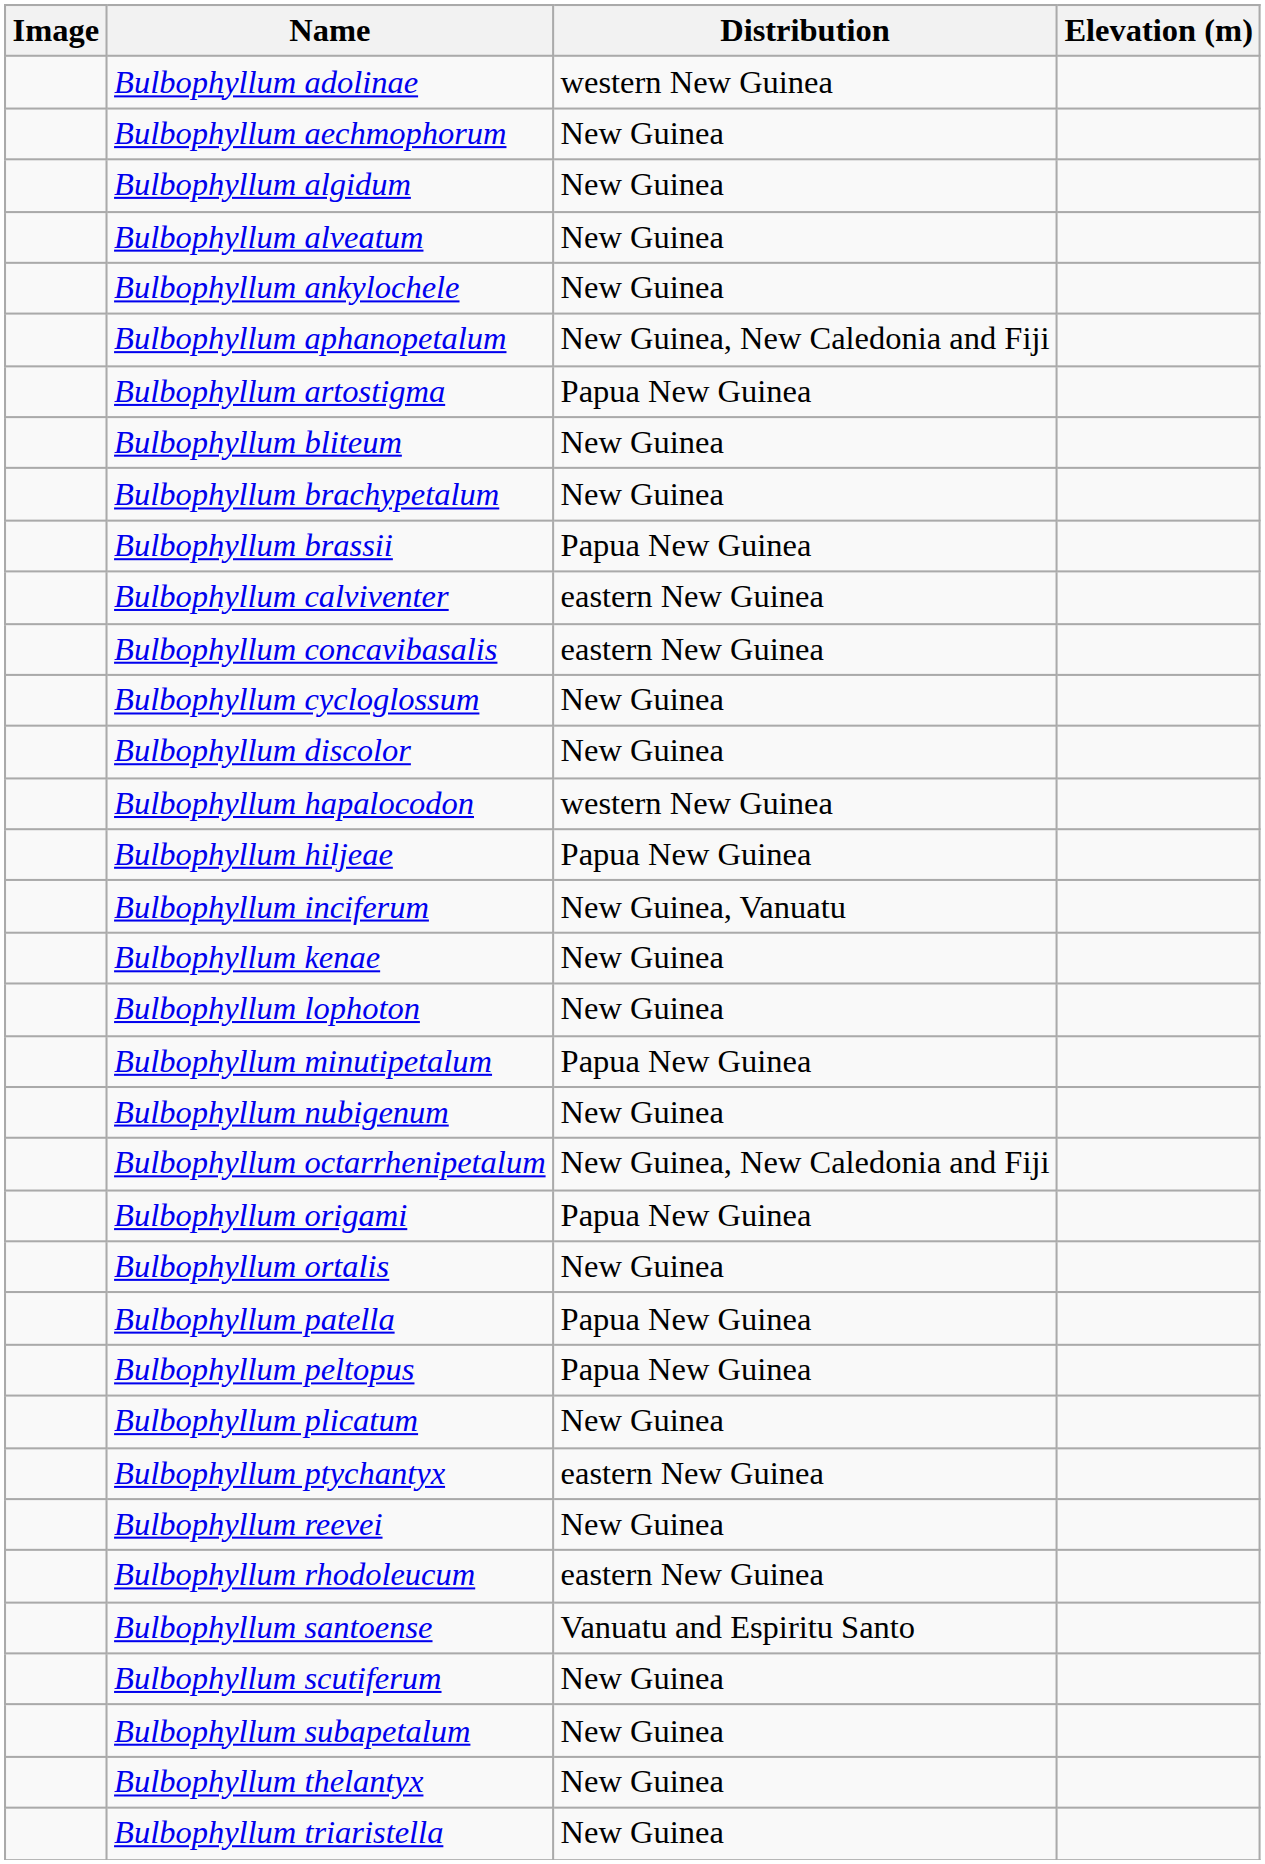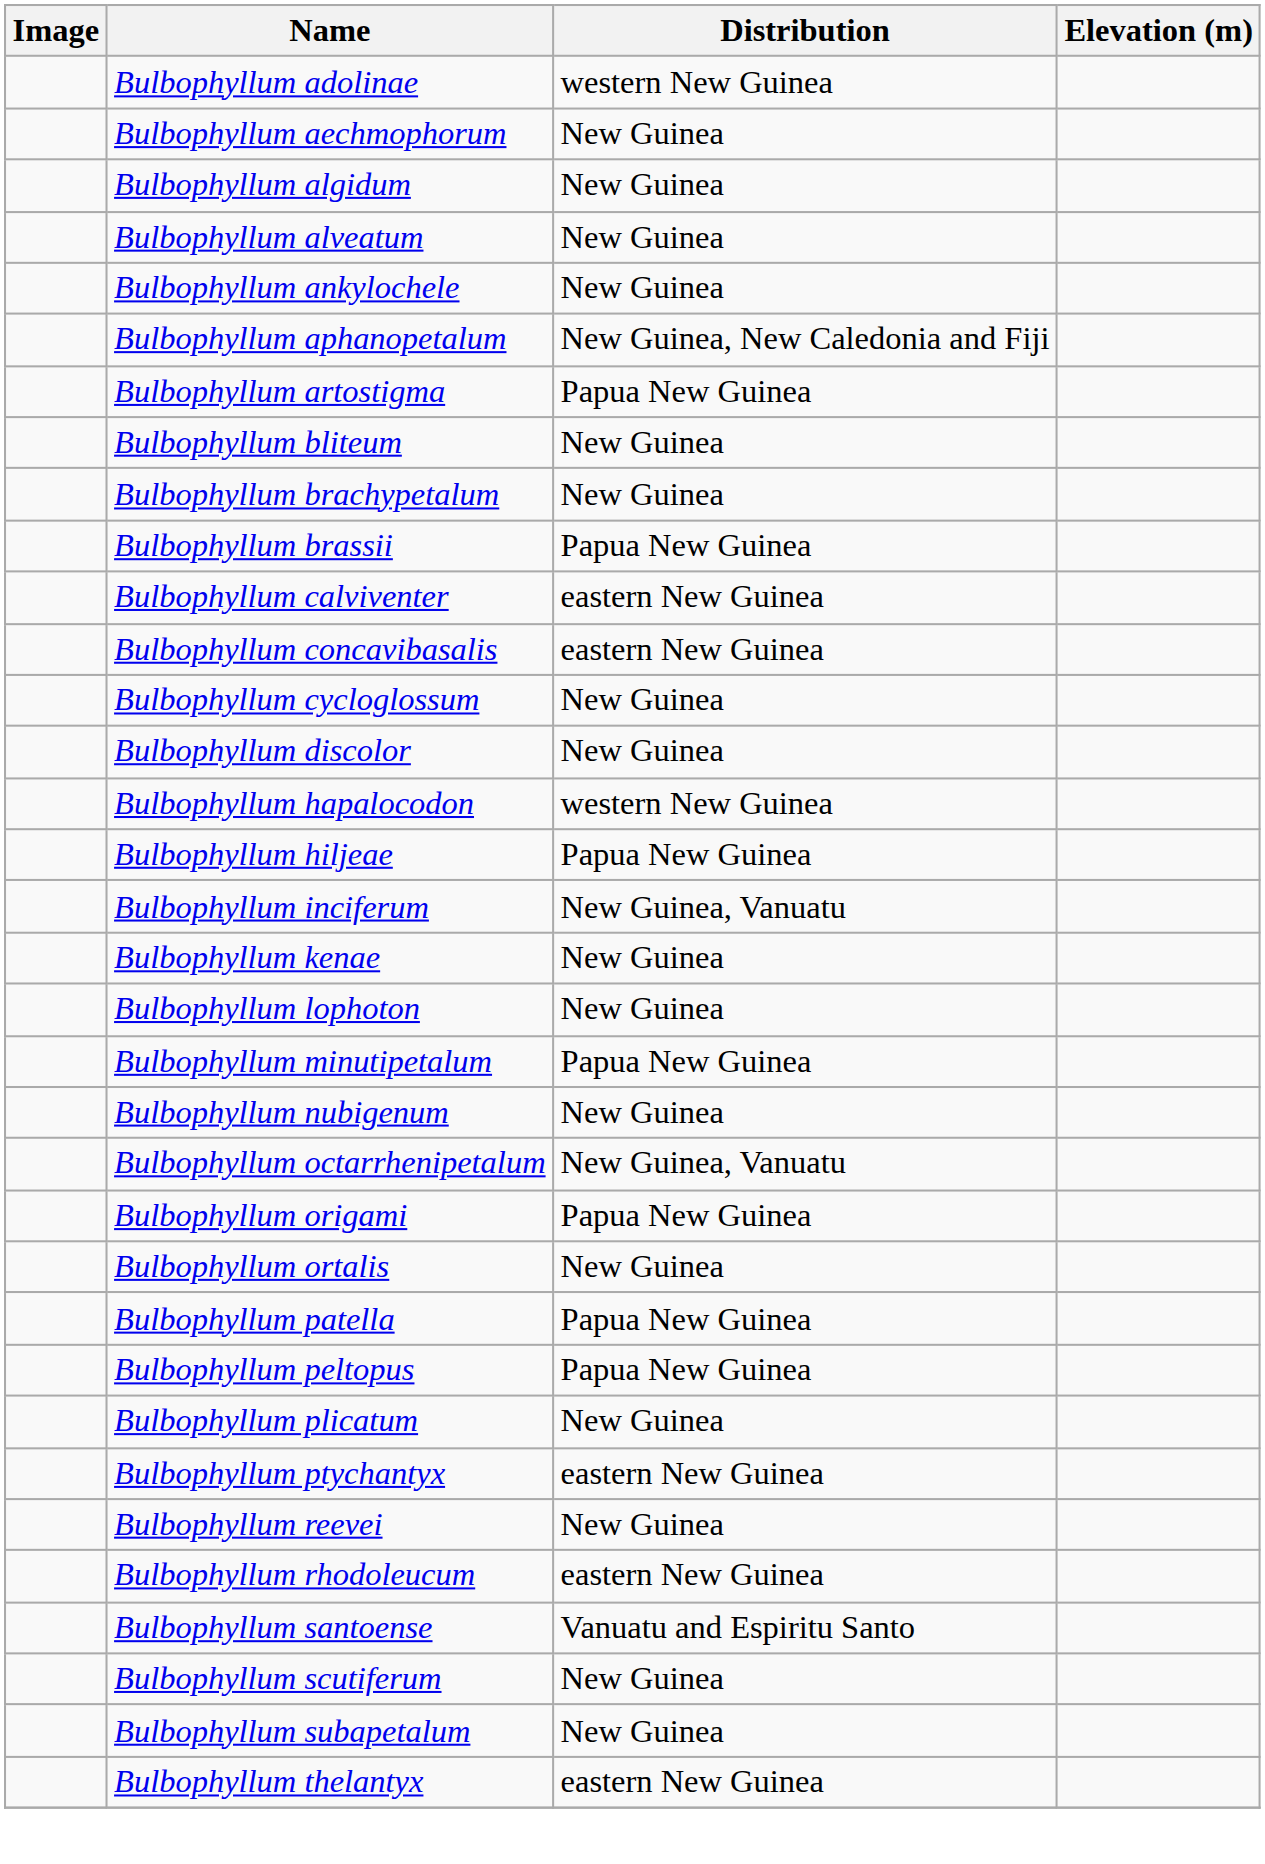(805, 1163) New Guinea, New Caledonia and Fiji -> (703, 1163) New Guinea, Vanuatu
(642, 1781) New Guinea -> (692, 1781) eastern New Guinea
- row: (279, 1833)
